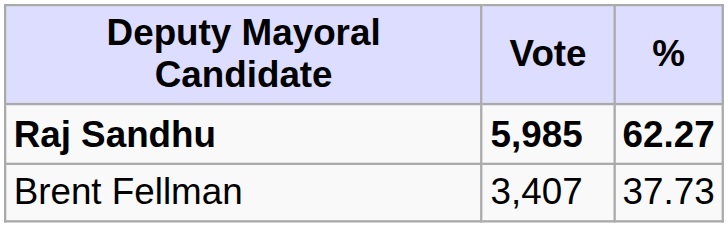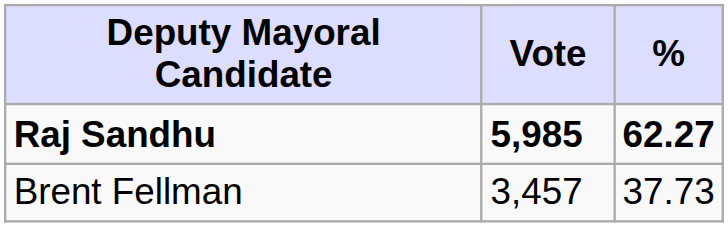(537, 191) 3,407 -> (537, 191) 3,457
